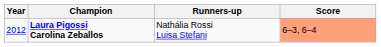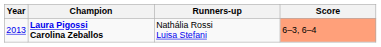(16, 30) 2012 -> (16, 30) 2013
